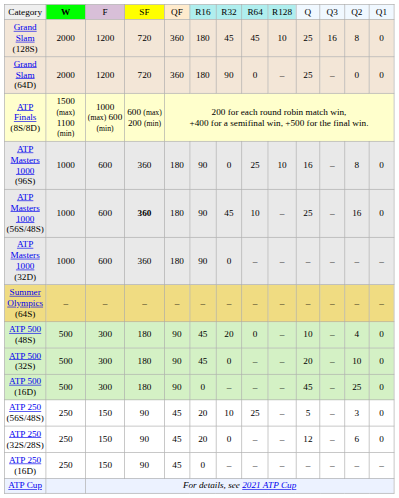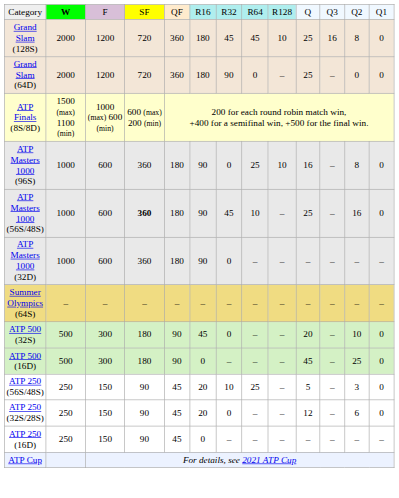- row: (25, 335)
